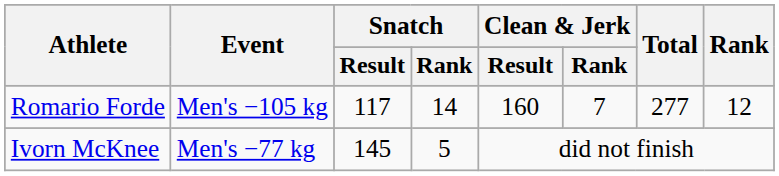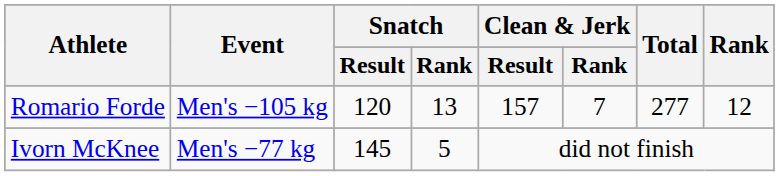(372, 107) 117 -> (372, 107) 120
(444, 107) 14 -> (444, 107) 13
(520, 107) 160 -> (520, 107) 157
